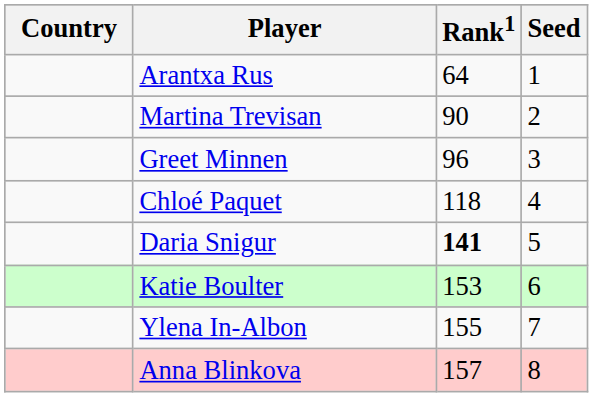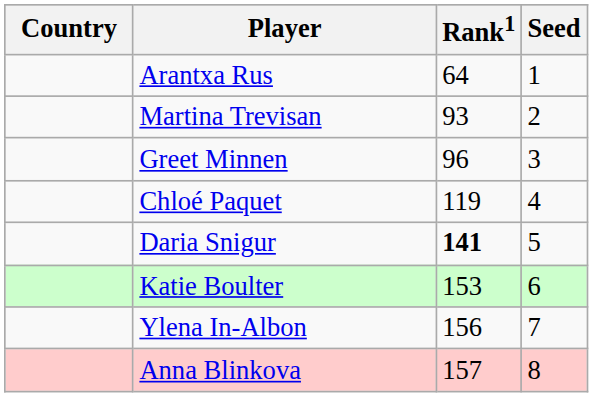(455, 116) 90 -> (455, 116) 93
(462, 201) 118 -> (462, 201) 119
(462, 327) 155 -> (462, 327) 156
